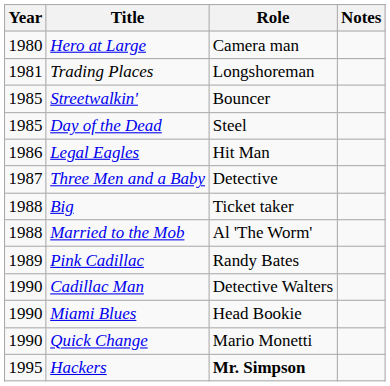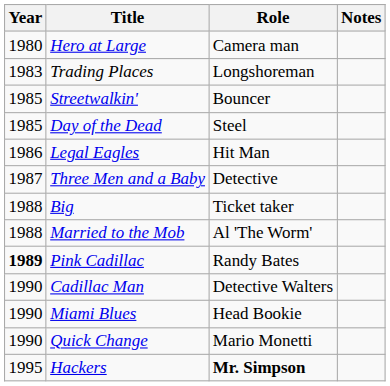(25, 71) 1981 -> (25, 71) 1983
(25, 260) normal -> (25, 260) bold
